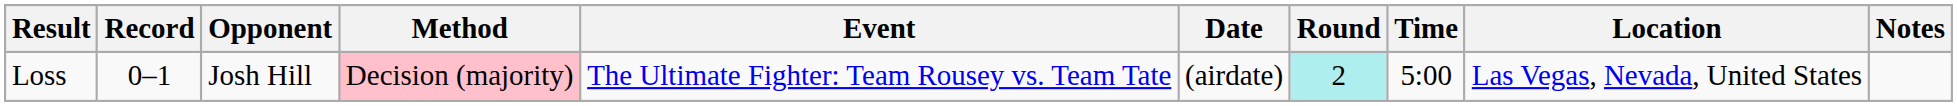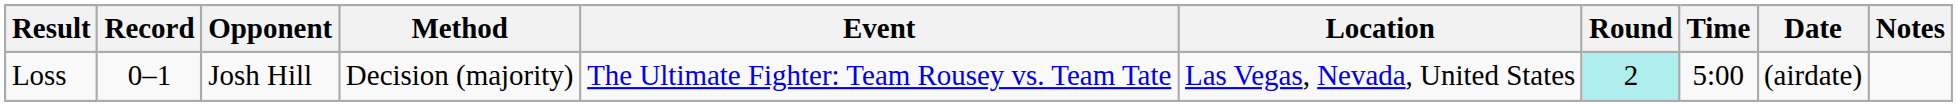columns swapped: (1234, 27) <-> (1667, 27)
(460, 75) pink background -> (460, 75) no background
